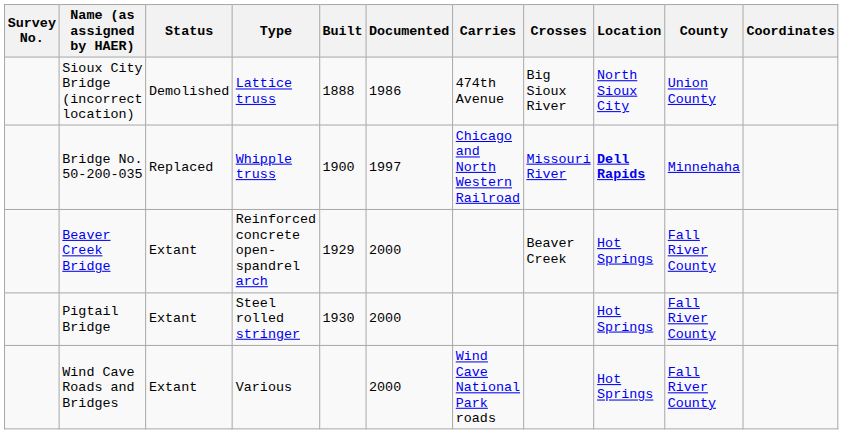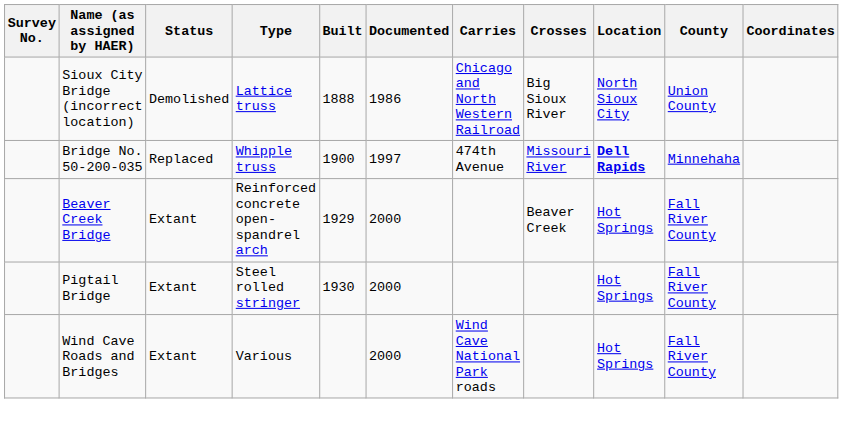(480, 91) 474th Avenue -> (488, 99) Chicago and North Western Railroad
(488, 167) Chicago and North Western Railroad -> (480, 159) 474th Avenue
